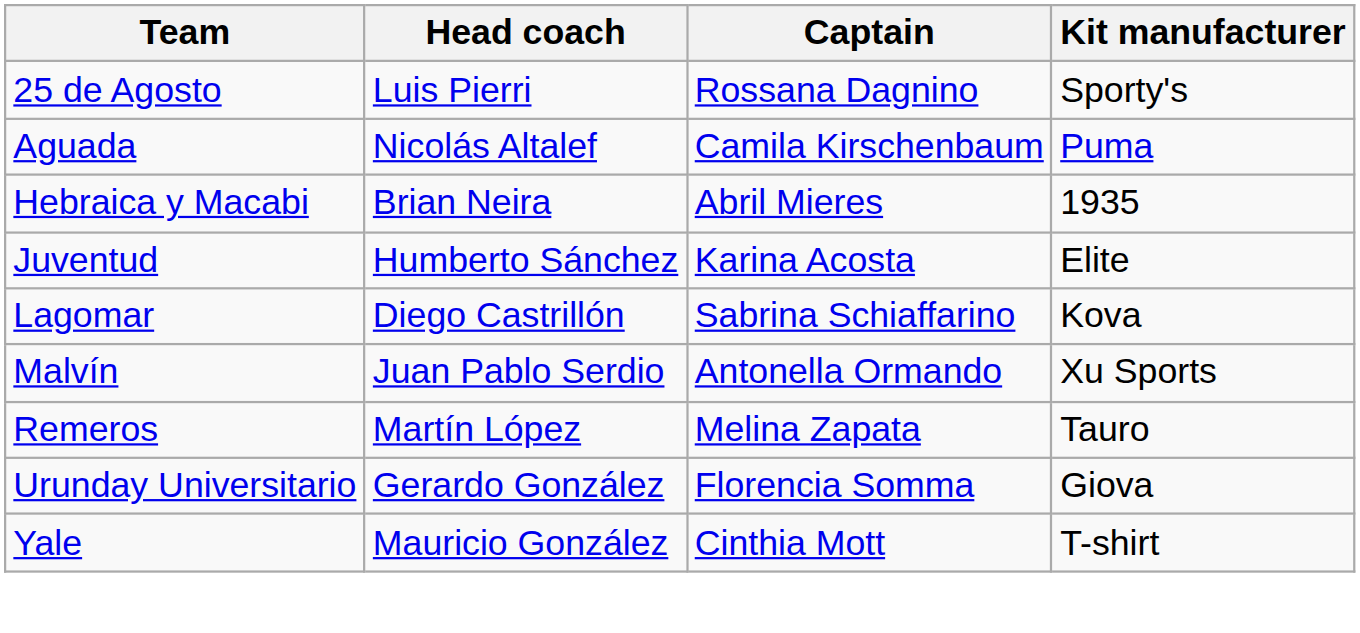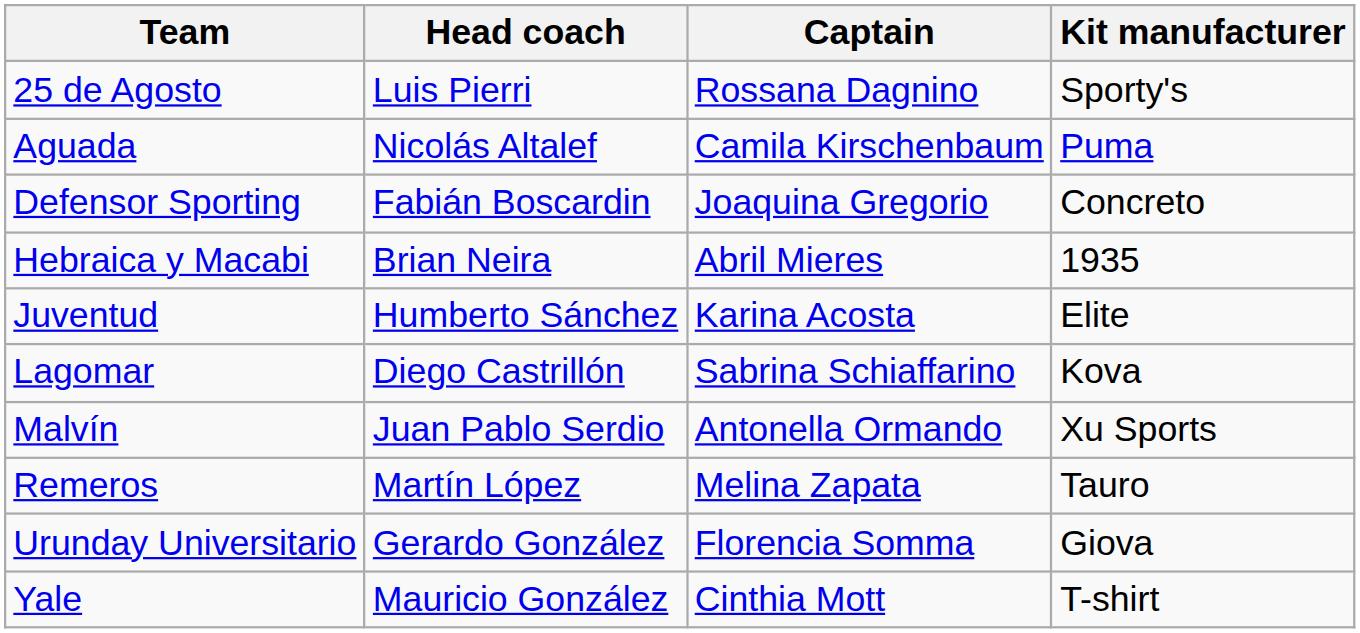+ row: (157, 202)
